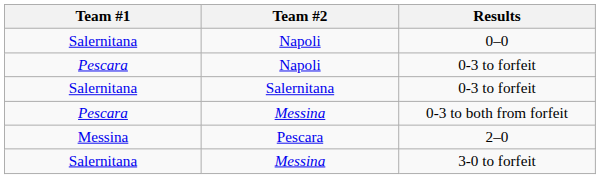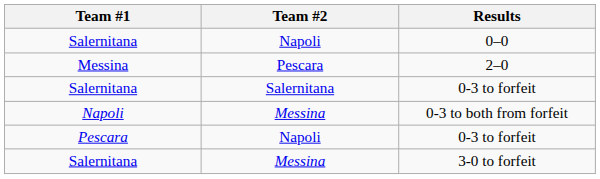rows swapped: (300, 137) <-> (300, 64)
(103, 112) Pescara -> (103, 112) Napoli
